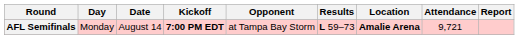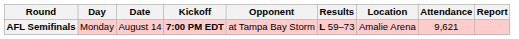(389, 27) bold -> (387, 27) normal
(450, 27) 9,721 -> (446, 27) 9,621
